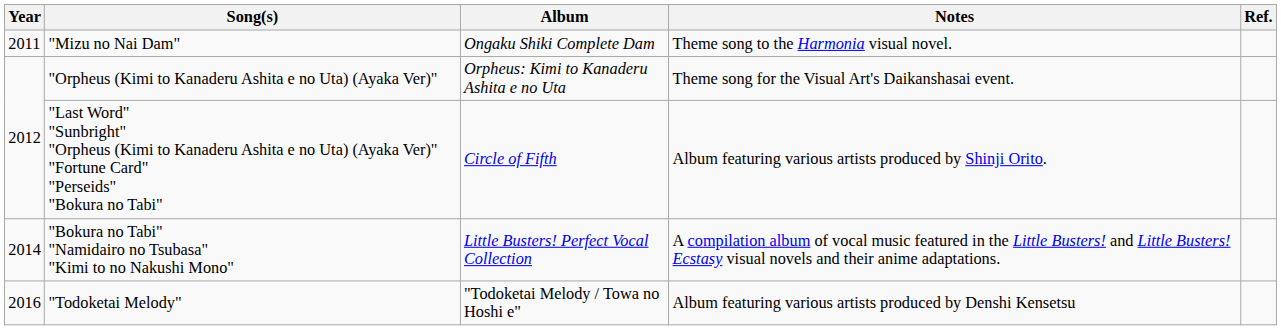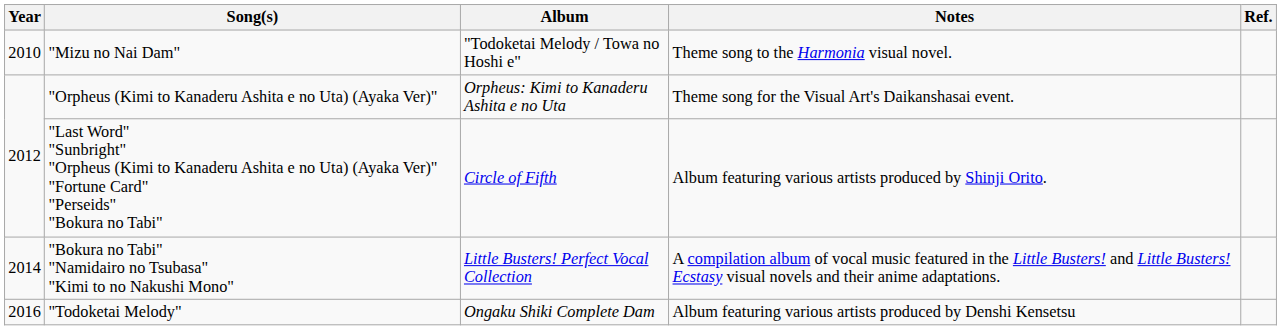(24, 43) 2011 -> (25, 52) 2010
(559, 43) Ongaku Shiki Complete Dam -> (562, 52) "Todoketai Melody / Towa no Hoshi e"
(562, 302) "Todoketai Melody / Towa no Hoshi e" -> (559, 312) Ongaku Shiki Complete Dam
